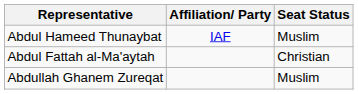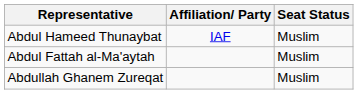(304, 57) Christian -> (298, 57) Muslim
